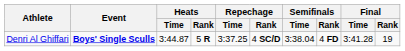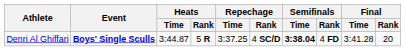(300, 39) normal -> (300, 39) bold
(388, 39) 19 -> (388, 39) 20
